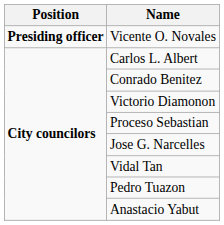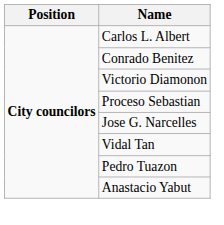- row: (163, 36)
